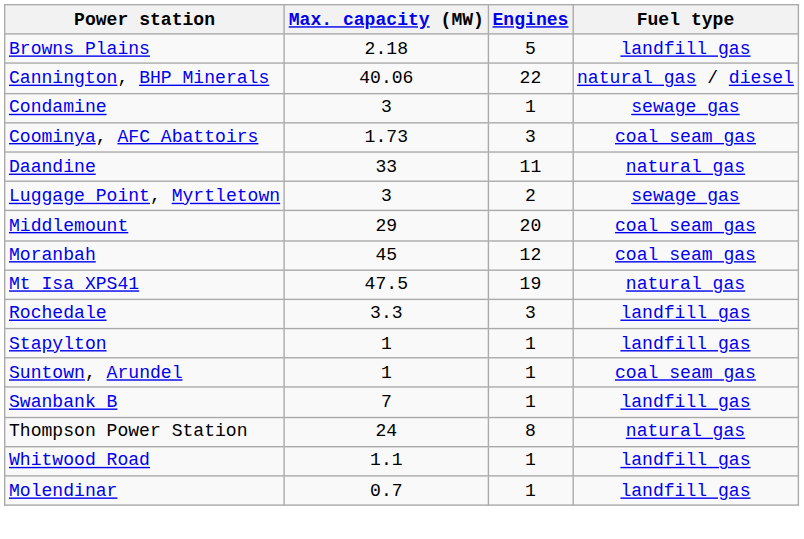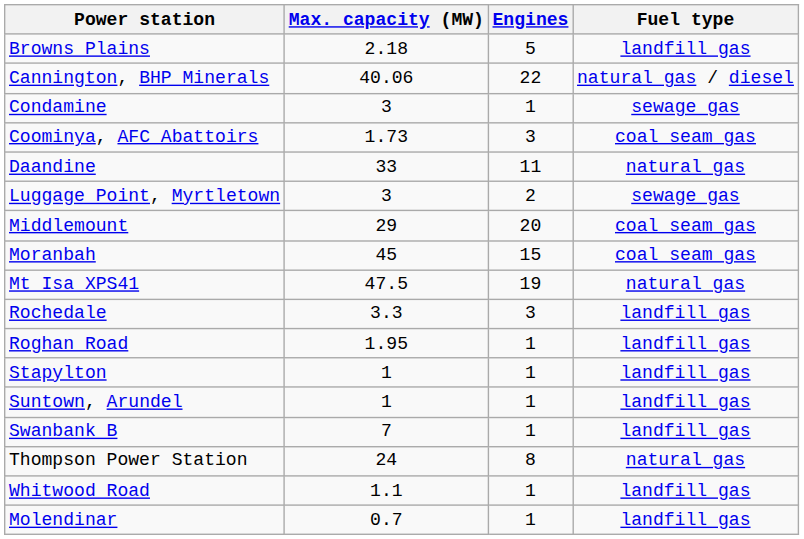(530, 255) 12 -> (530, 255) 15
+ row: (69, 343)
(685, 373) coal seam gas -> (685, 402) landfill gas
